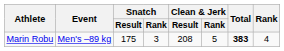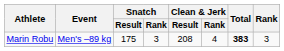(215, 40) 5 -> (215, 40) 4
(266, 40) 4 -> (266, 40) 3
